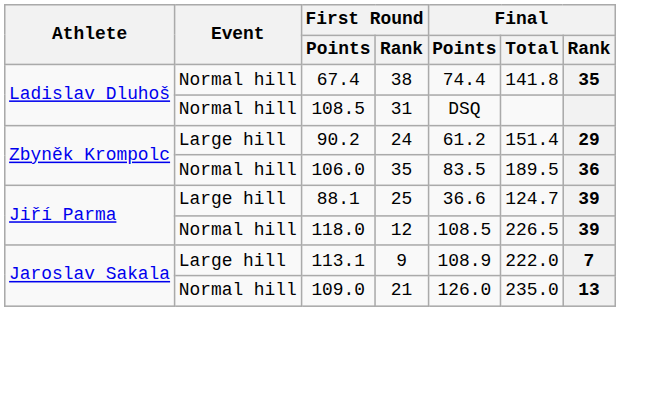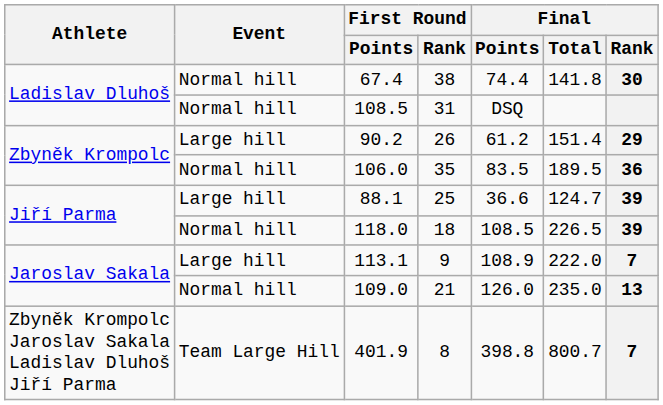(589, 80) 35 -> (632, 80) 30
(402, 140) 24 -> (445, 140) 26
(402, 230) 12 -> (445, 230) 18
+ row: (381, 352)
